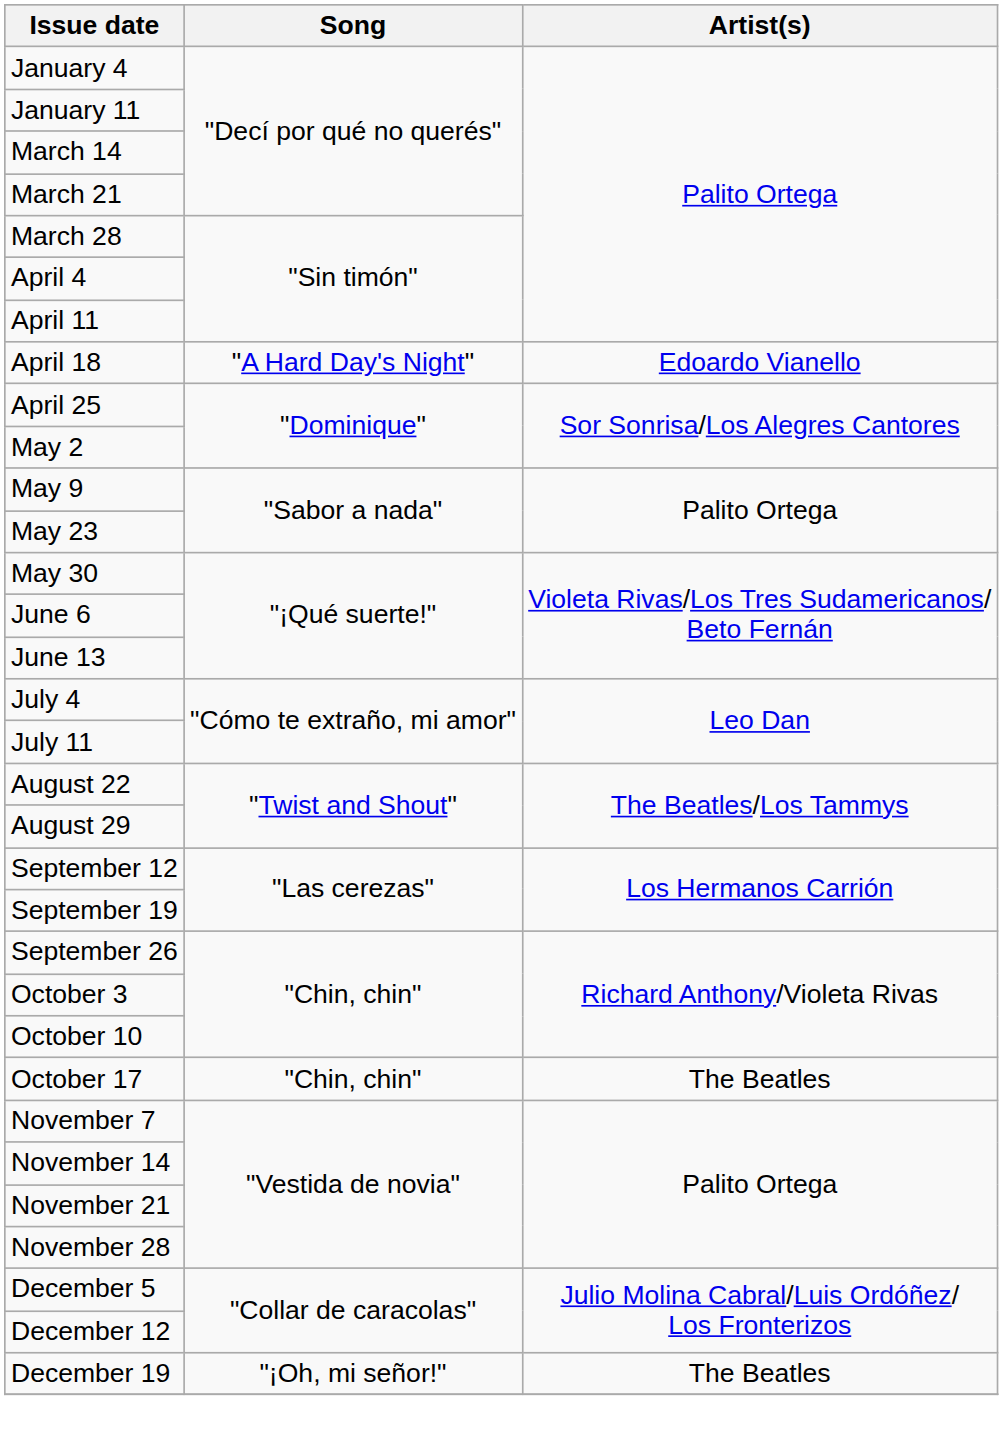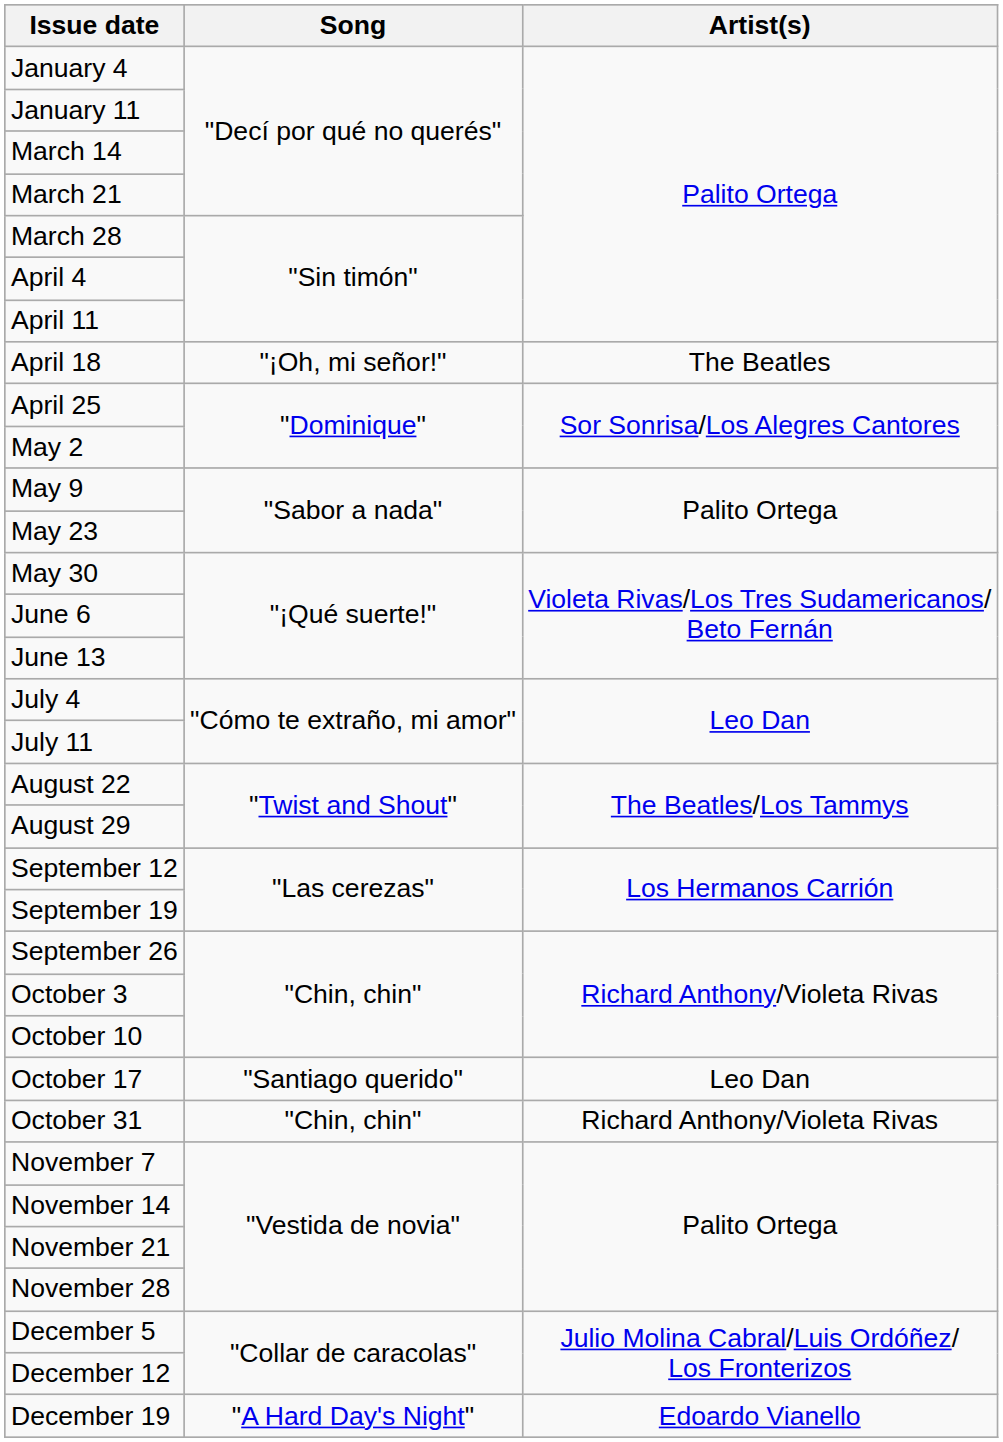(353, 362) "A Hard Day's Night" -> (353, 362) "¡Oh, mi señor!"
(760, 362) Edoardo Vianello -> (760, 362) The Beatles
(353, 1078) "Chin, chin" -> (353, 1078) "Santiago querido"
(760, 1078) The Beatles -> (760, 1078) Leo Dan
+ row: (77, 1120)
(353, 1373) "¡Oh, mi señor!" -> (353, 1415) "A Hard Day's Night"
(760, 1373) The Beatles -> (760, 1415) Edoardo Vianello
